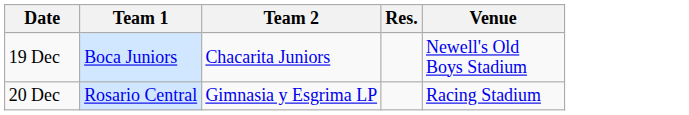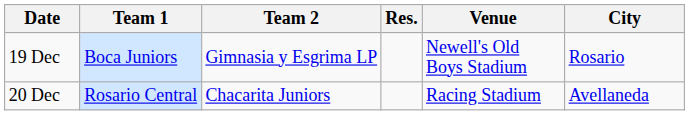+ column: (625, 18)
(268, 57) Chacarita Juniors -> (291, 57) Gimnasia y Esgrima LP
(291, 95) Gimnasia y Esgrima LP -> (268, 95) Chacarita Juniors
